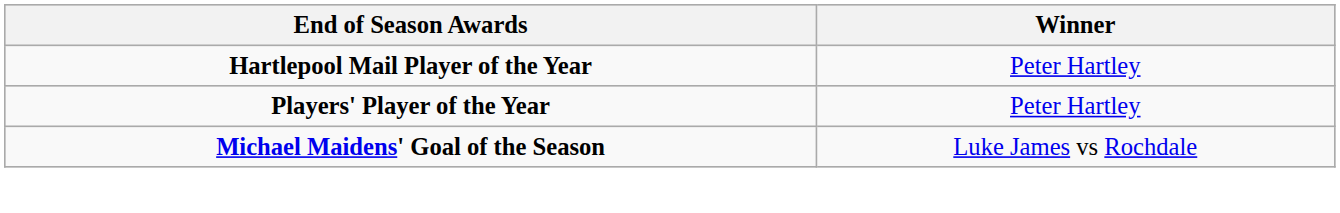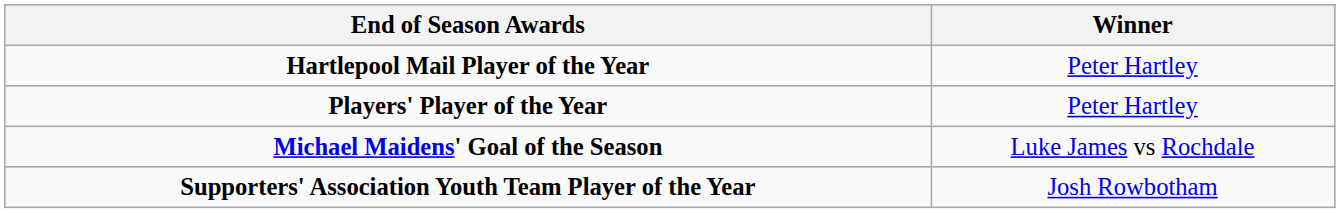+ row: (468, 187)
